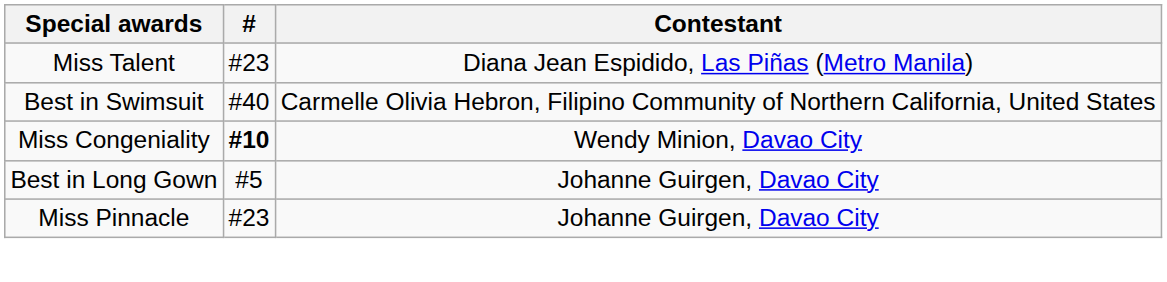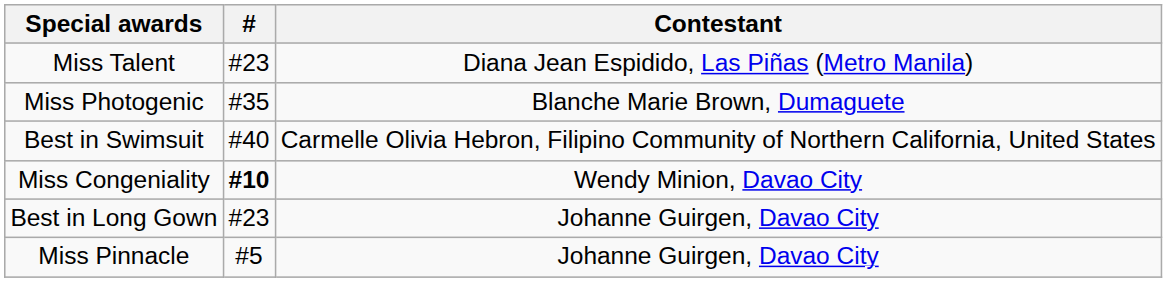+ row: (114, 101)
(249, 179) #5 -> (249, 218) #23
(249, 218) #23 -> (249, 256) #5
